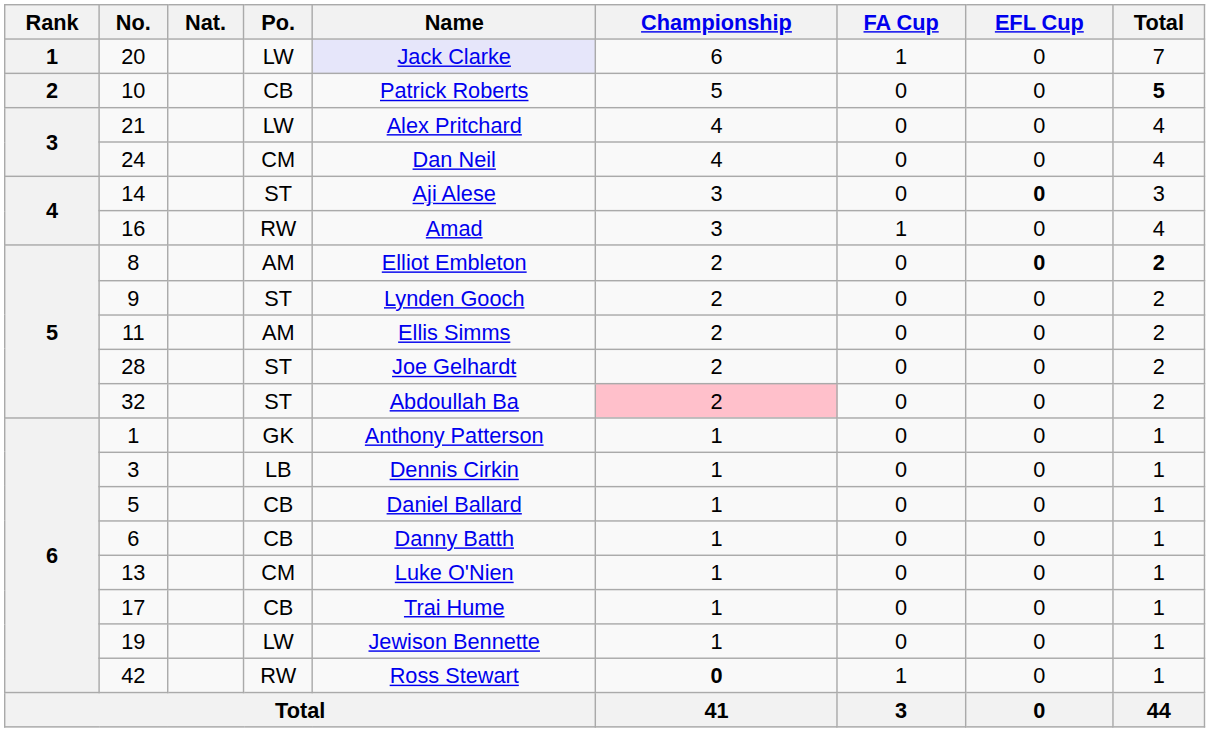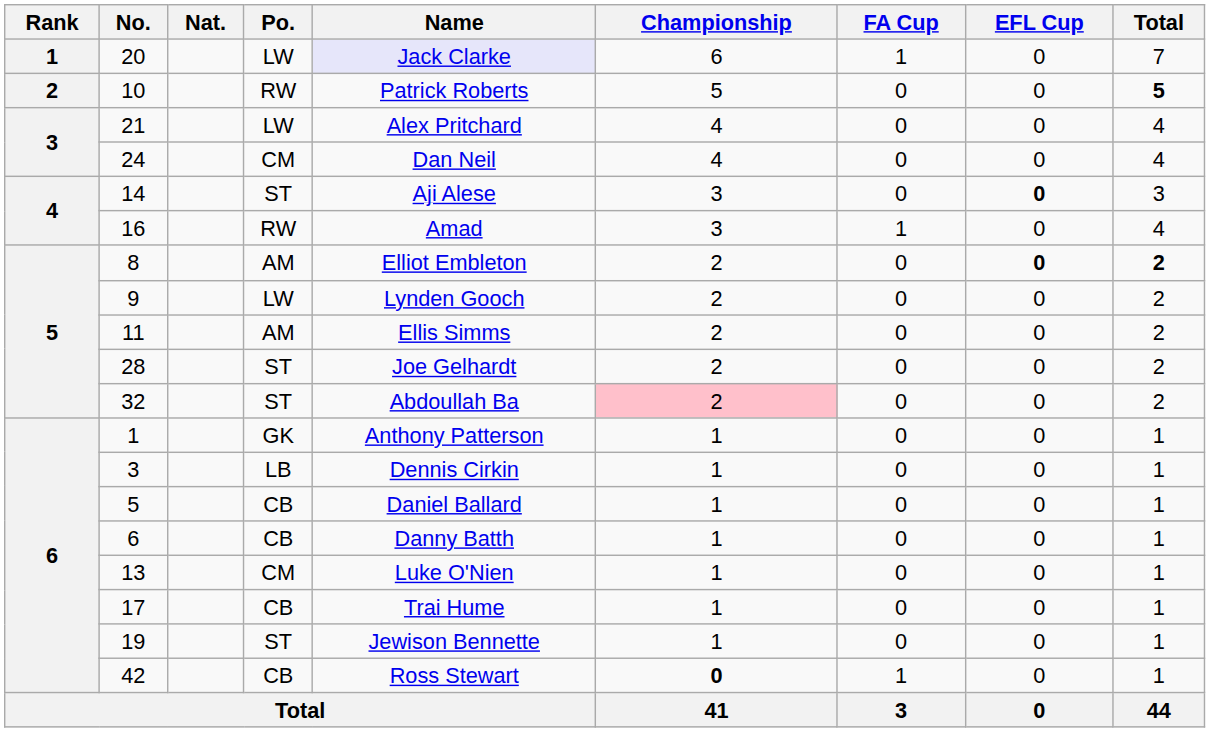(278, 91) CB -> (278, 91) RW
(278, 297) ST -> (278, 297) LW
(278, 641) LW -> (278, 641) ST
(278, 676) RW -> (278, 676) CB
